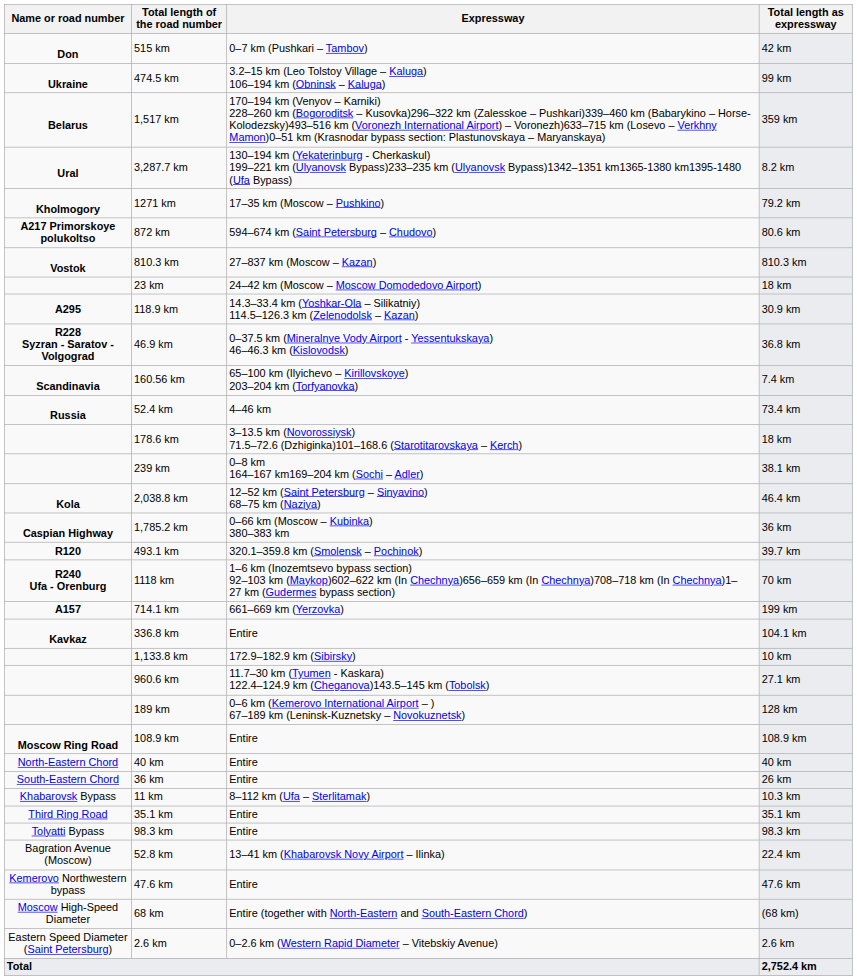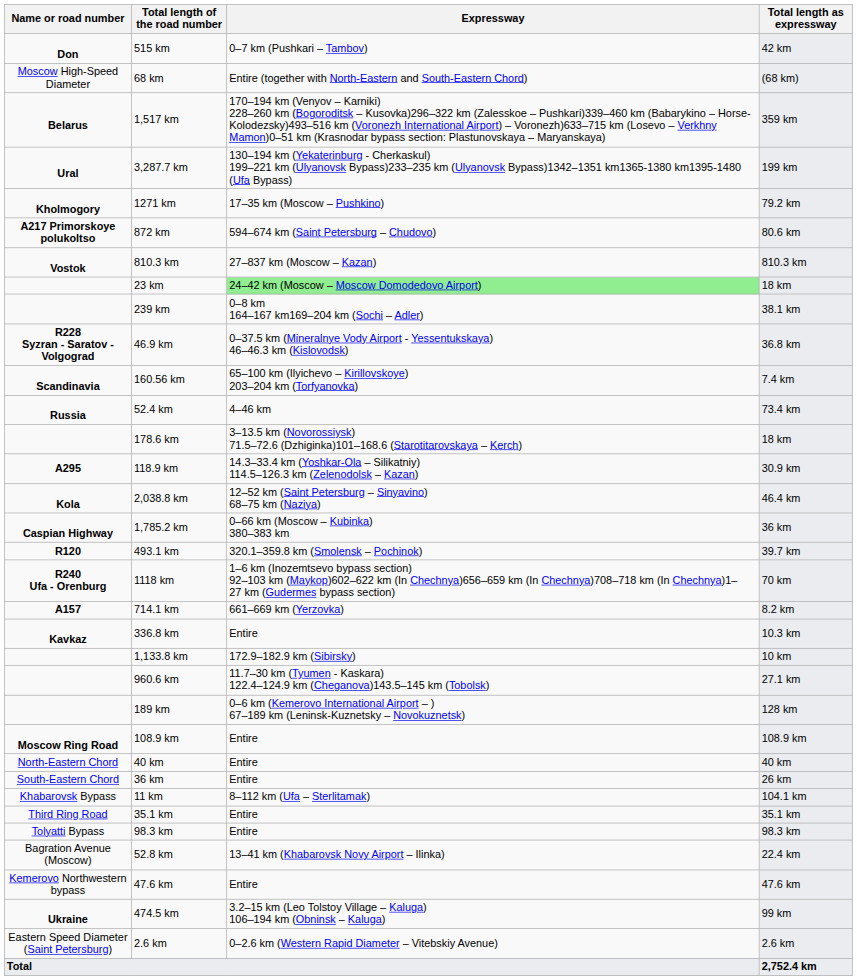rows swapped: (156, 78) <-> (149, 914)
(778, 167) 8.2 km -> (780, 167) 199 km
(355, 285) no background -> (355, 285) lightgreen background
rows swapped: (152, 468) <-> (156, 309)
(780, 610) 199 km -> (778, 610) 8.2 km
(784, 633) 104.1 km -> (781, 633) 10.3 km
(781, 797) 10.3 km -> (784, 797) 104.1 km
